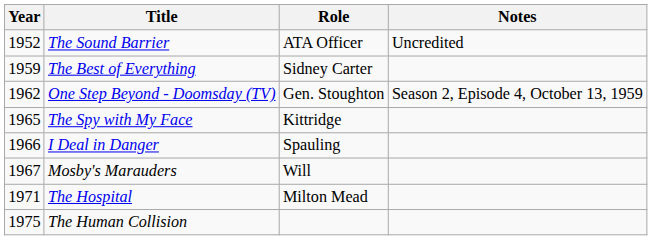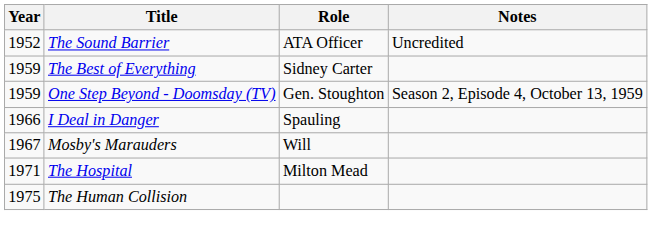(24, 94) 1962 -> (24, 94) 1959
- row: (120, 119)
